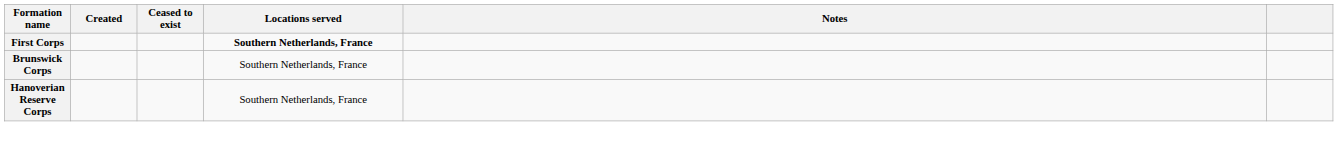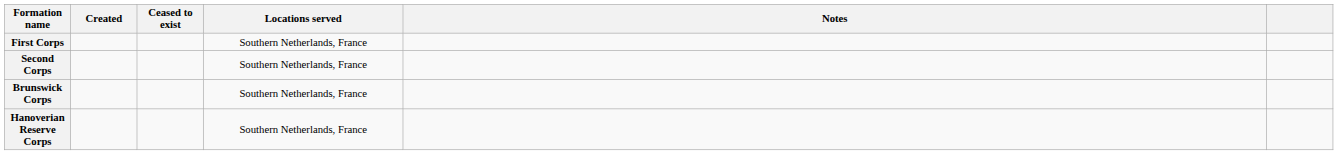(303, 42) bold -> (303, 42) normal
+ row: (38, 65)
